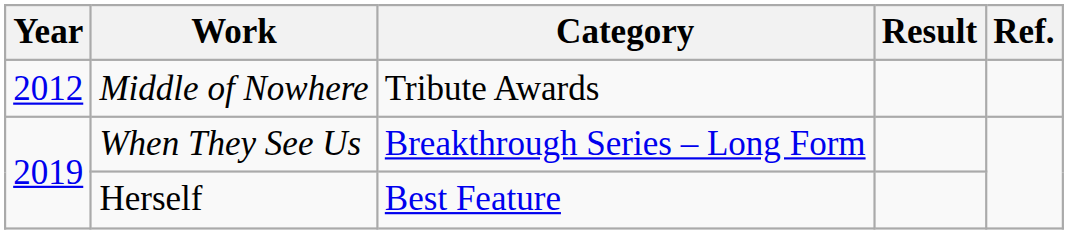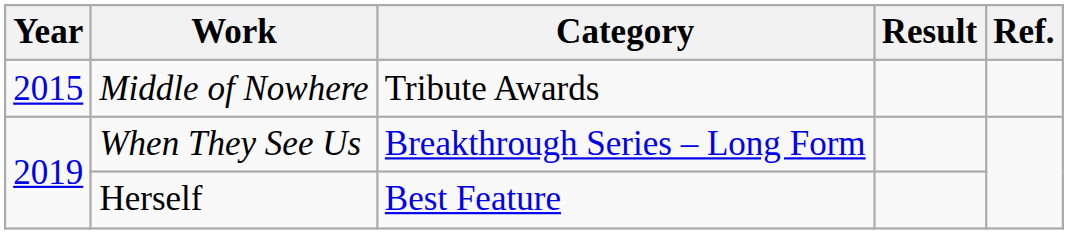(48, 87) 2012 -> (48, 87) 2015
